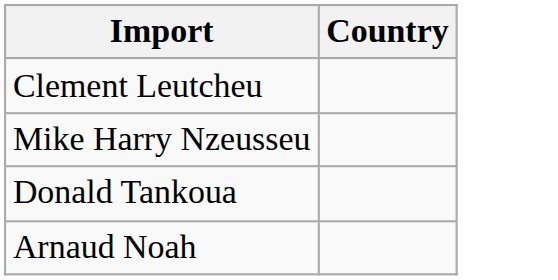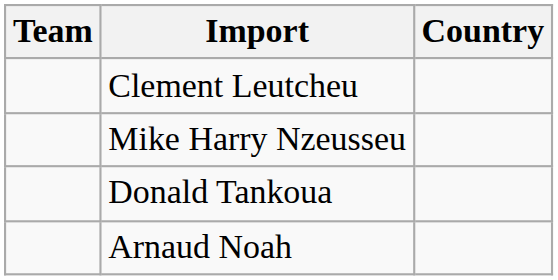+ column: (53, 31)
